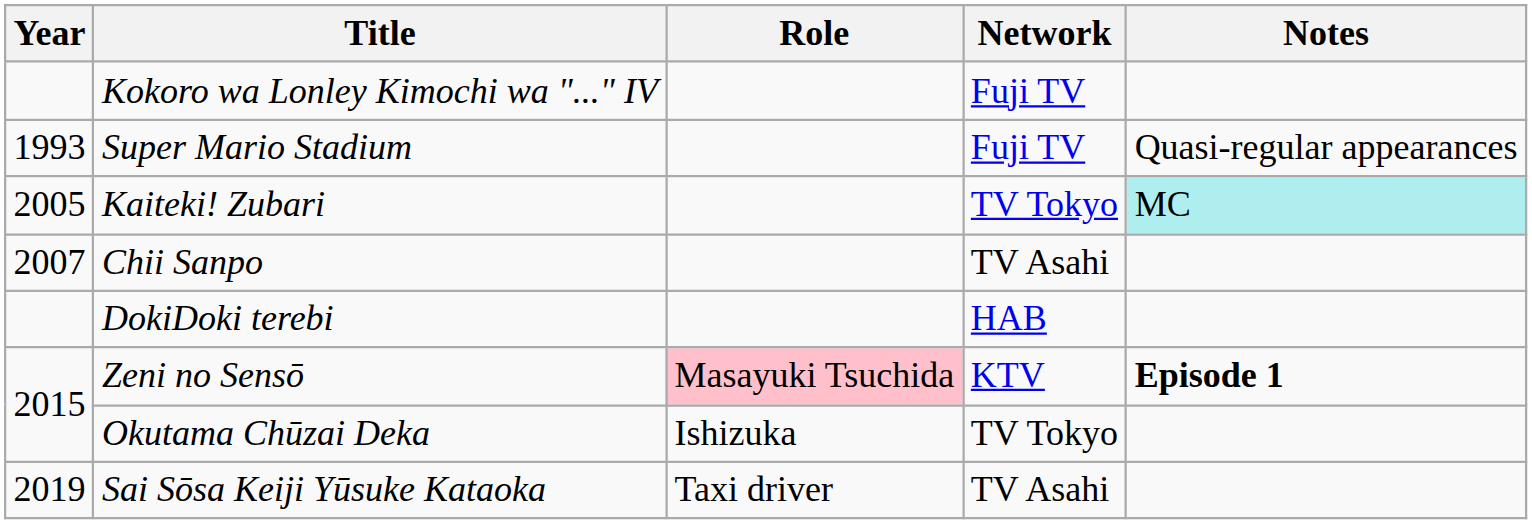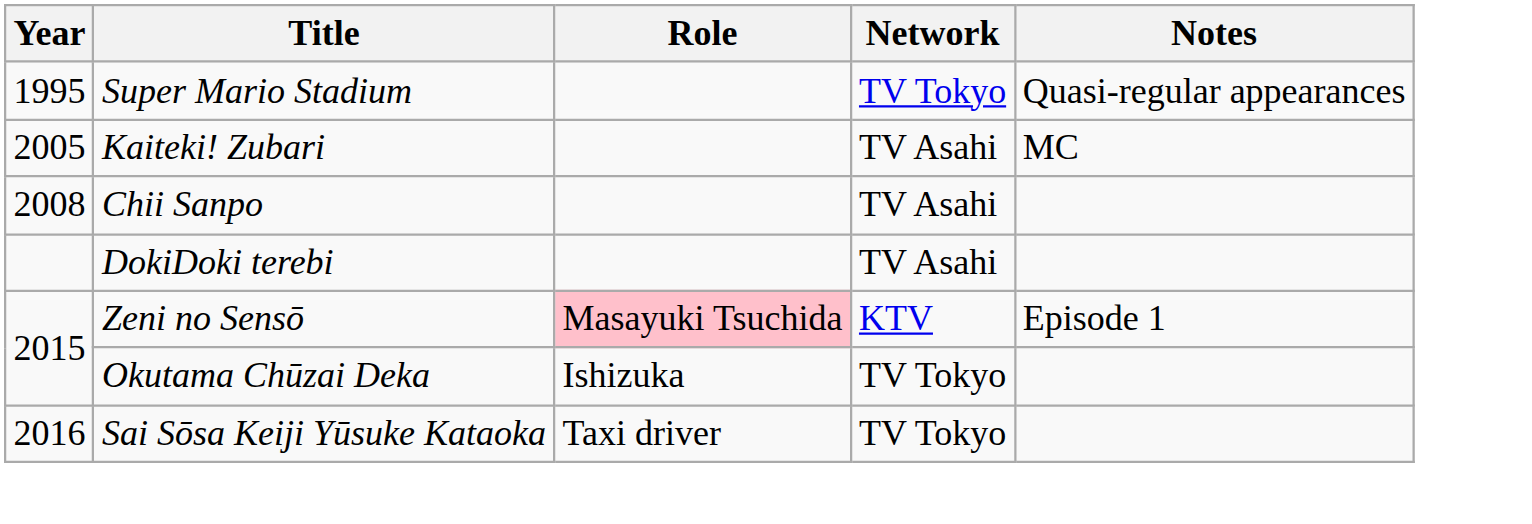- row: (380, 90)
(49, 147) 1993 -> (49, 90) 1995
(1028, 147) Fuji TV -> (933, 90) TV Tokyo
(1044, 204) TV Tokyo -> (928, 147) TV Asahi
(1163, 204) paleturquoise background -> (1051, 147) no background
(49, 261) 2007 -> (49, 204) 2008
(1009, 318) HAB -> (928, 261) TV Asahi
(1209, 375) bold -> (1094, 318) normal
(49, 489) 2019 -> (49, 432) 2016
(1040, 489) TV Asahi -> (933, 432) TV Tokyo
